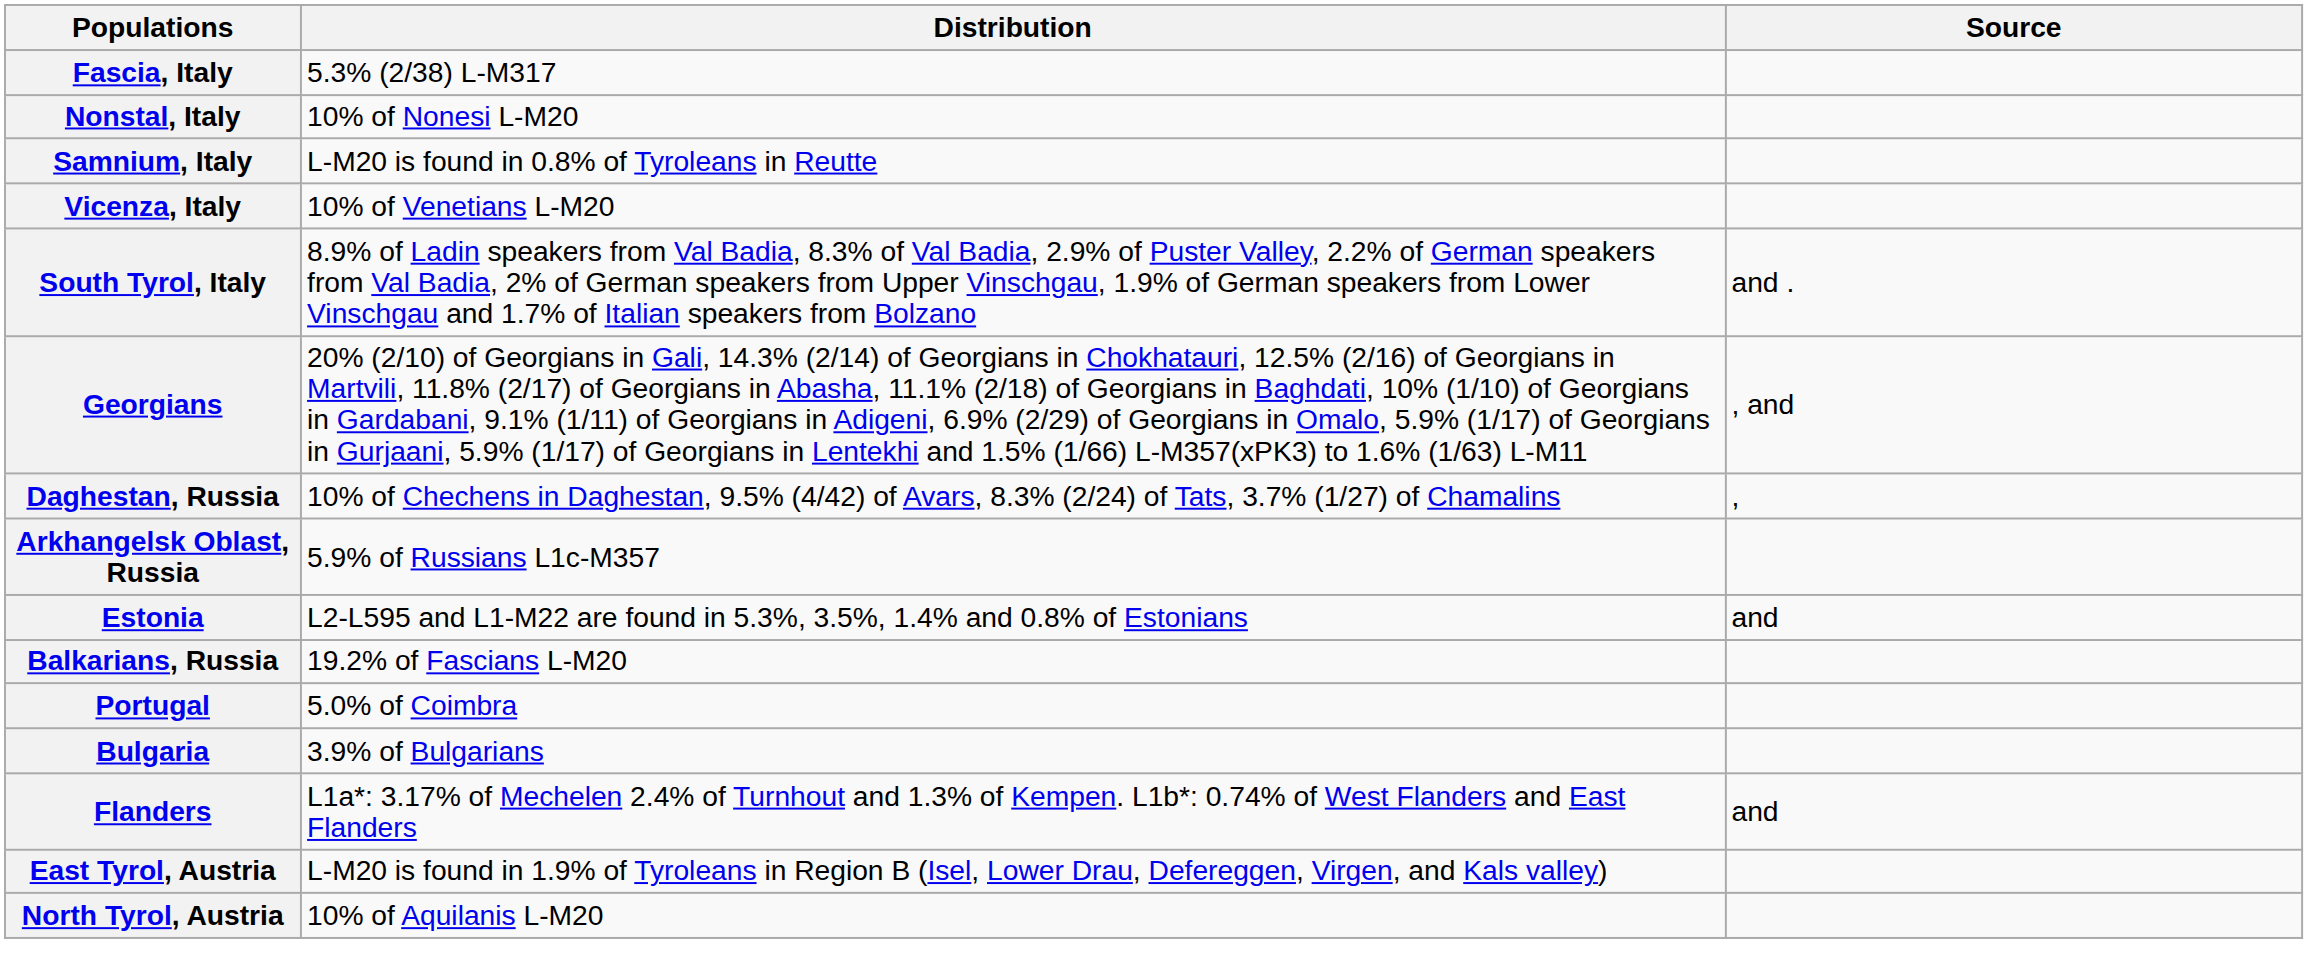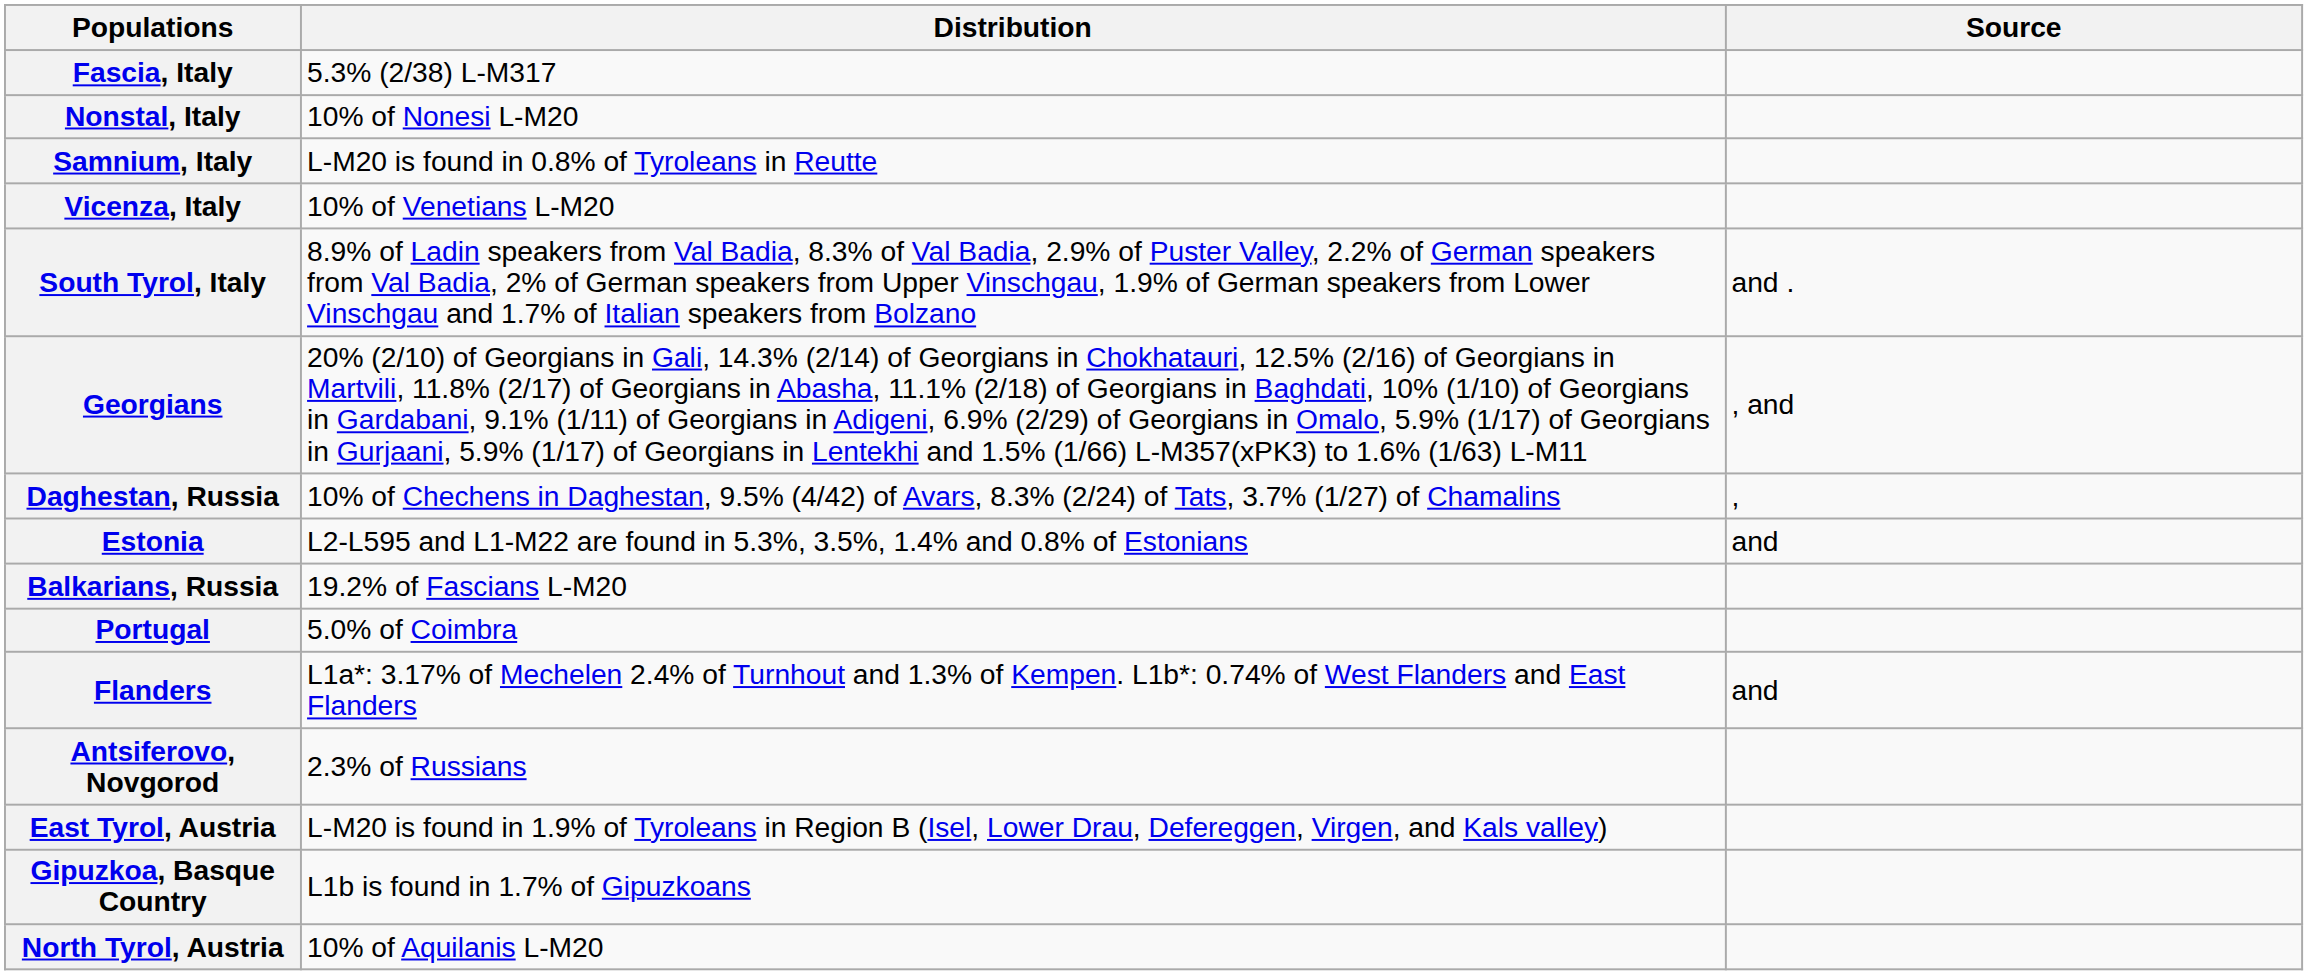- row: (153, 557)
- row: (153, 751)
+ row: (153, 767)
+ row: (153, 887)
